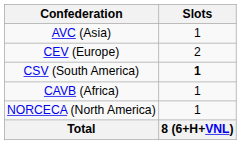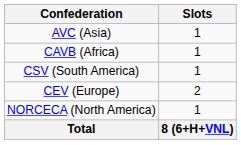rows swapped: (81, 91) <-> (81, 52)
(197, 71) bold -> (197, 71) normal
